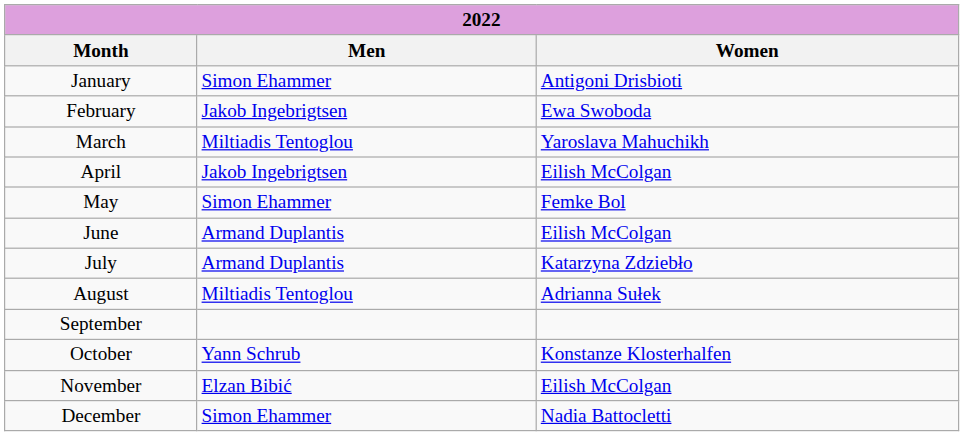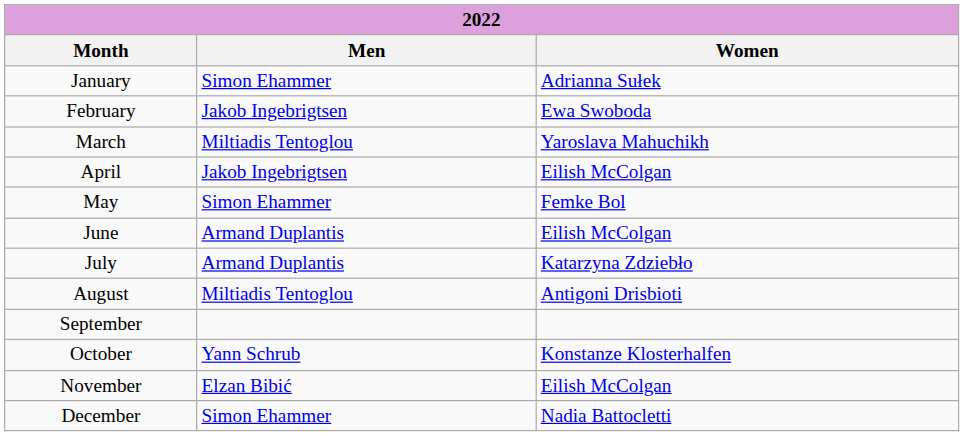(611, 80) Antigoni Drisbioti -> (601, 80) Adrianna Sułek
(601, 293) Adrianna Sułek -> (611, 293) Antigoni Drisbioti
